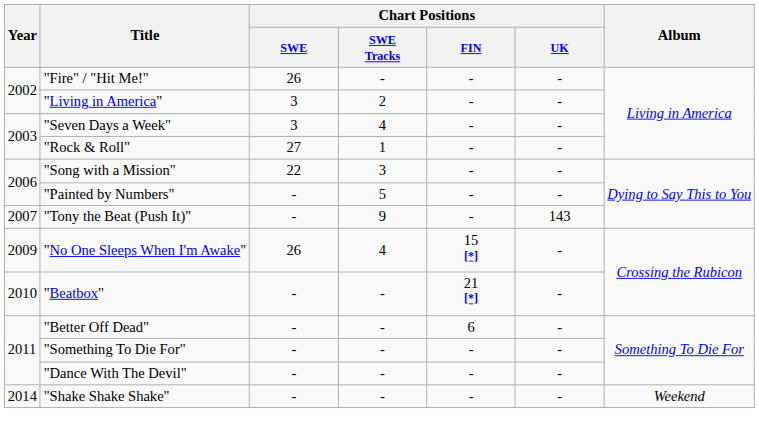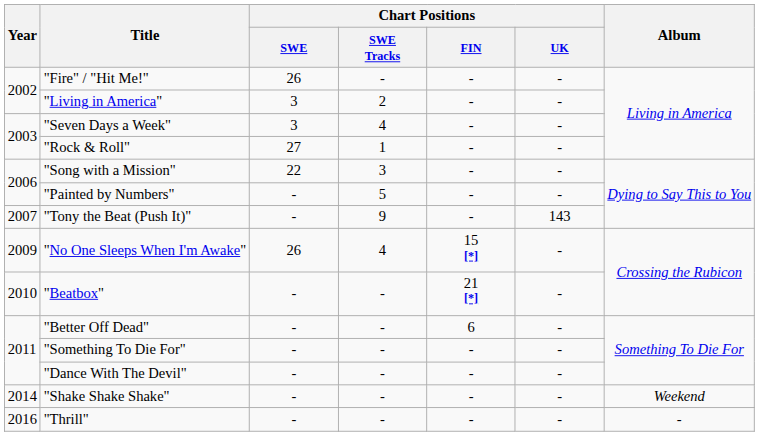+ row: (66, 419)
